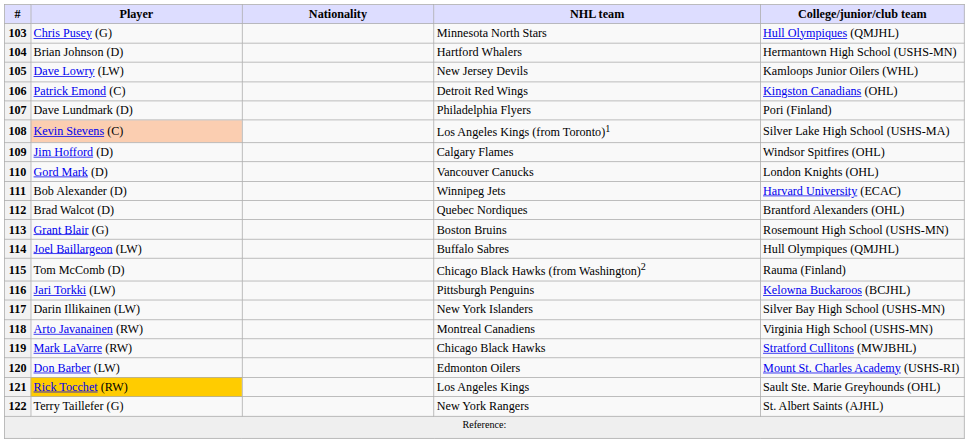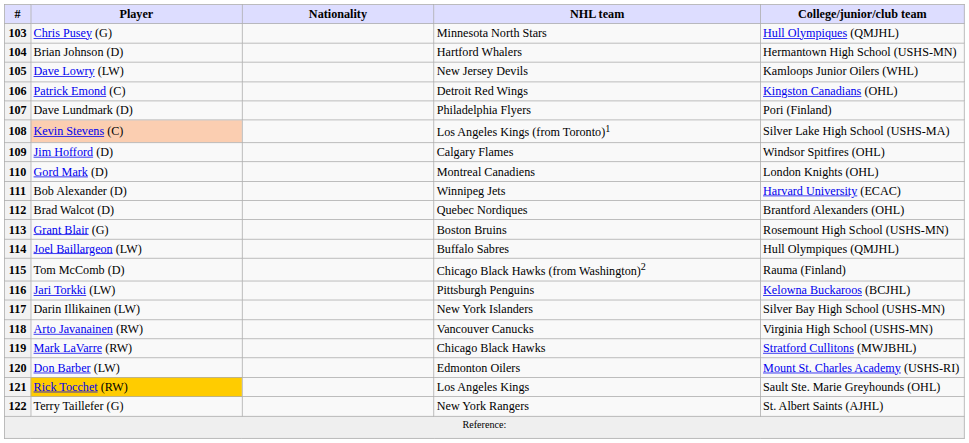(485, 171) Vancouver Canucks -> (486, 171) Montreal Canadiens
(486, 329) Montreal Canadiens -> (485, 329) Vancouver Canucks
